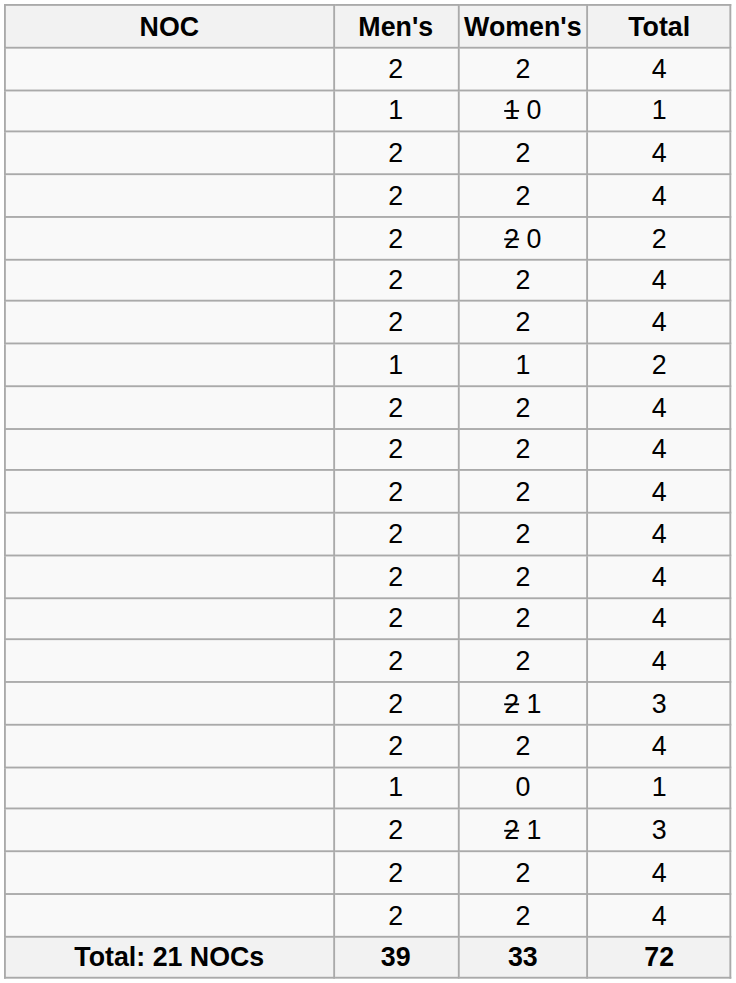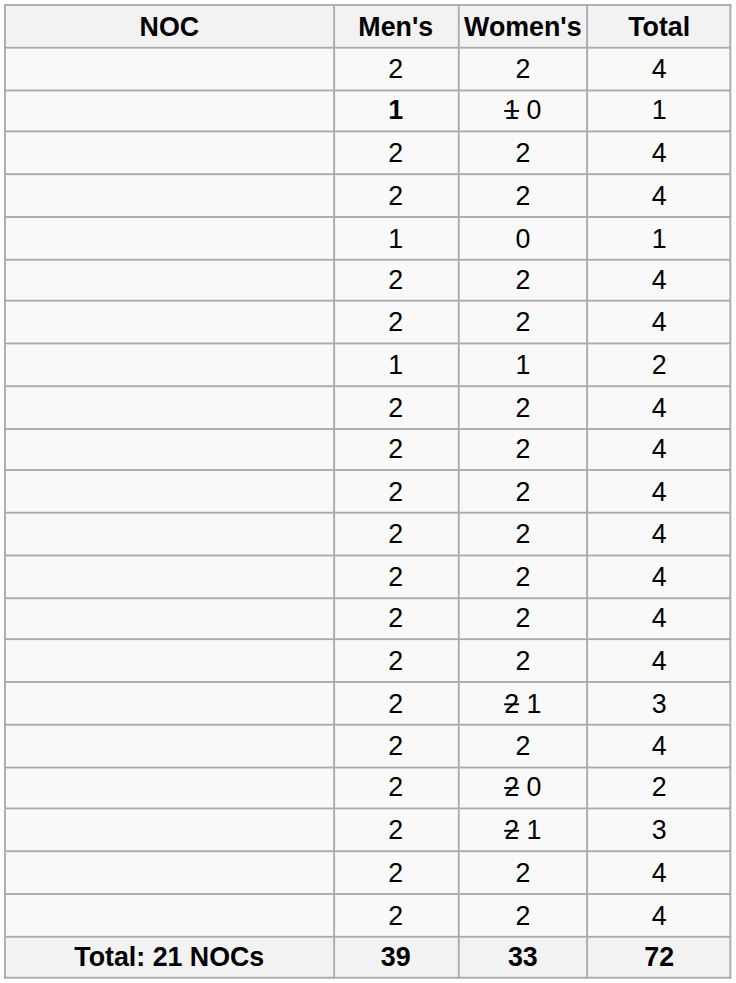(396, 111) normal -> (396, 111) bold
rows swapped: (523, 788) <-> (523, 238)
